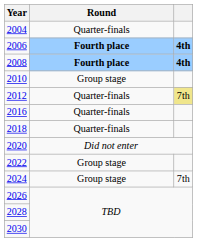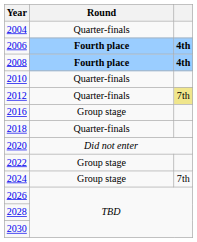(102, 79) Group stage -> (102, 79) Quarter-finals
(102, 112) Quarter-finals -> (102, 112) Group stage
